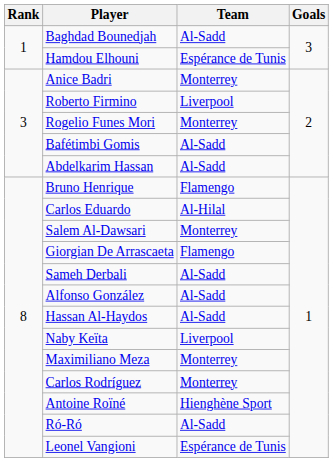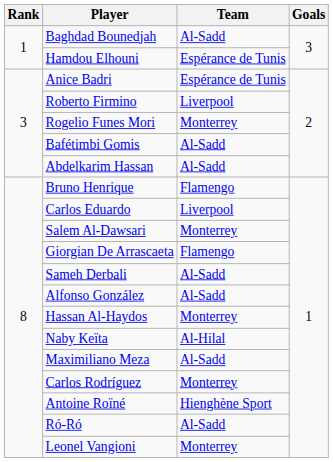(209, 79) Monterrey -> (233, 79) Espérance de Tunis
(203, 209) Al-Hilal -> (207, 209) Liverpool
(203, 317) Al-Sadd -> (209, 317) Monterrey
(207, 338) Liverpool -> (203, 338) Al-Hilal
(209, 360) Monterrey -> (203, 360) Al-Sadd
(233, 446) Espérance de Tunis -> (209, 446) Monterrey
